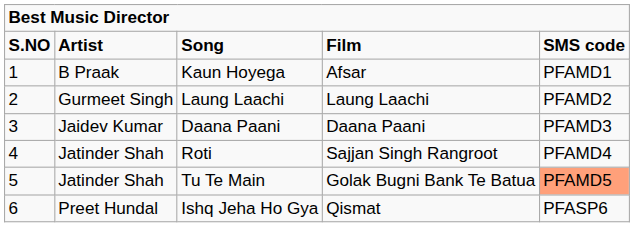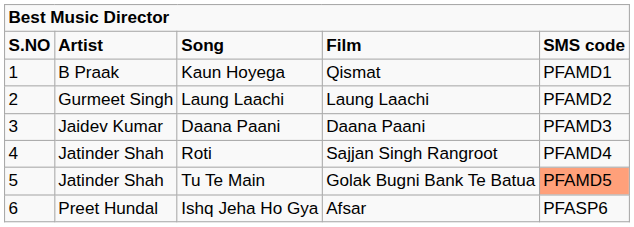(346, 72) Afsar -> (353, 72) Qismat
(353, 208) Qismat -> (346, 208) Afsar
